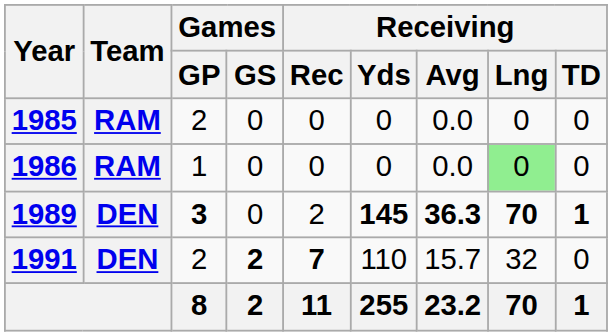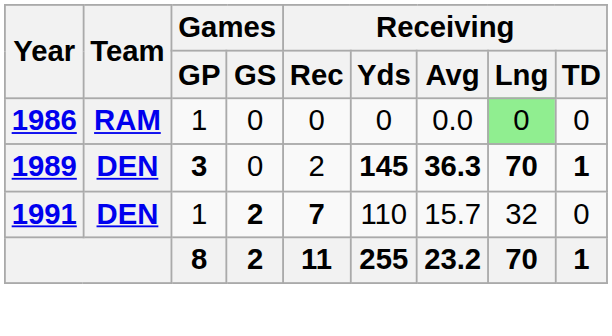- row: (44, 120)
(199, 259) 2 -> (199, 213) 1
